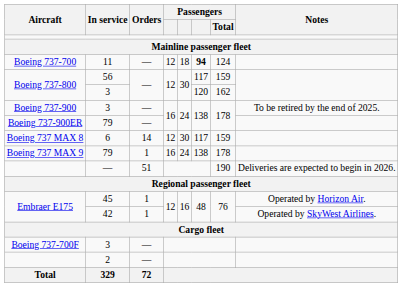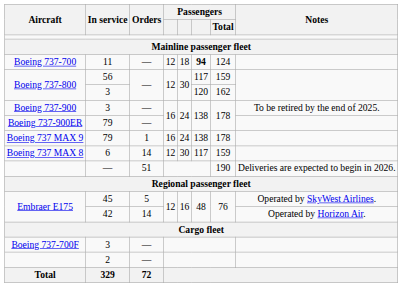rows swapped: (45, 138) <-> (45, 153)
(147, 199) 1 -> (147, 199) 5
(317, 199) Operated by Horizon Air. -> (317, 199) Operated by SkyWest Airlines.
(147, 214) 1 -> (147, 214) 14
(317, 214) Operated by SkyWest Airlines. -> (317, 214) Operated by Horizon Air.
